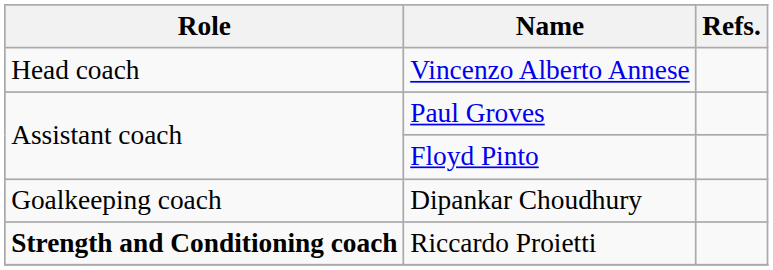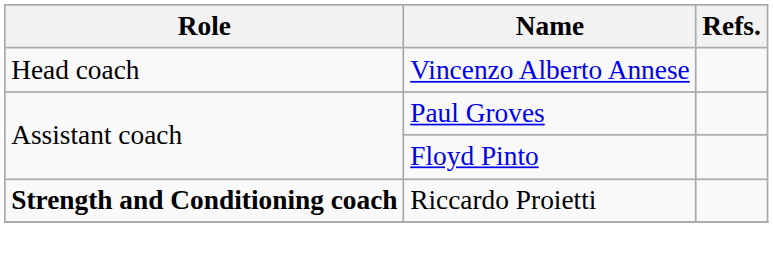- row: (526, 199)
